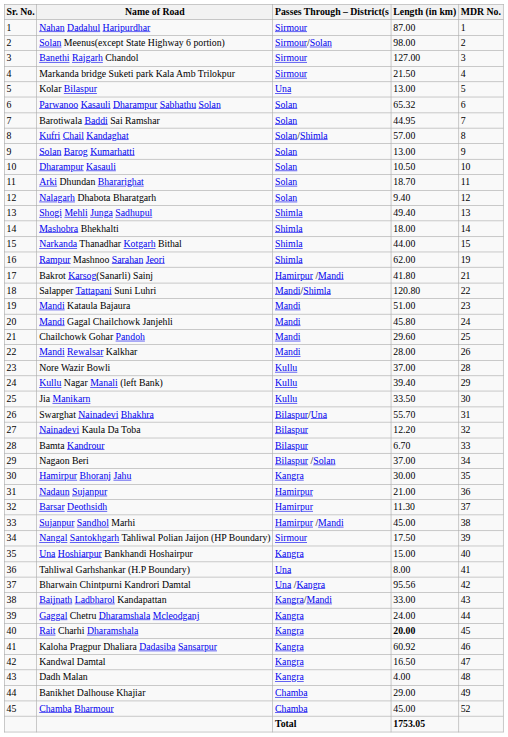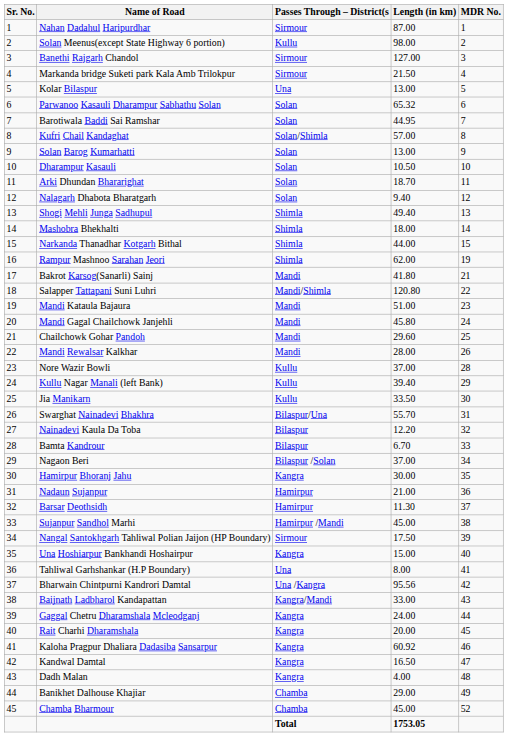(303, 43) Sirmour/Solan -> (286, 43) Kullu
(309, 275) Hamirpur /Mandi -> (288, 275) Mandi
(404, 631) bold -> (404, 631) normal
